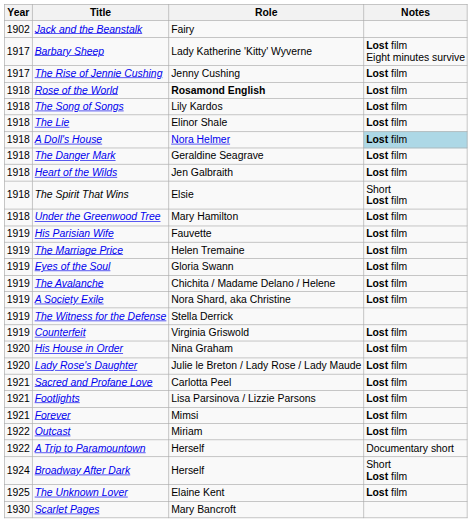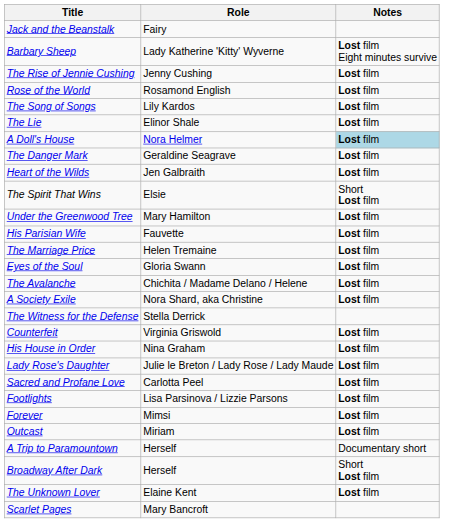- column: (18, 12)
(218, 90) bold -> (187, 90) normal
